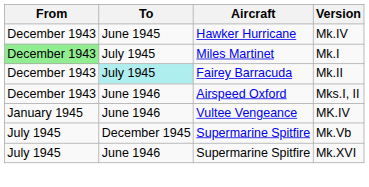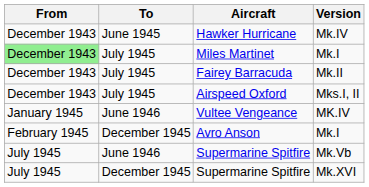(129, 73) paleturquoise background -> (129, 73) no background
(131, 93) June 1946 -> (129, 93) July 1945
+ row: (228, 133)
(146, 133) December 1945 -> (131, 152) June 1946
(131, 152) June 1946 -> (146, 172) December 1945
